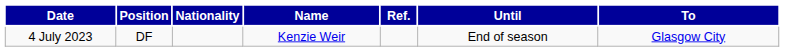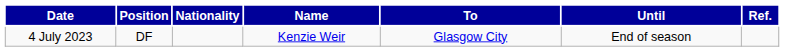columns swapped: (688, 16) <-> (399, 16)
